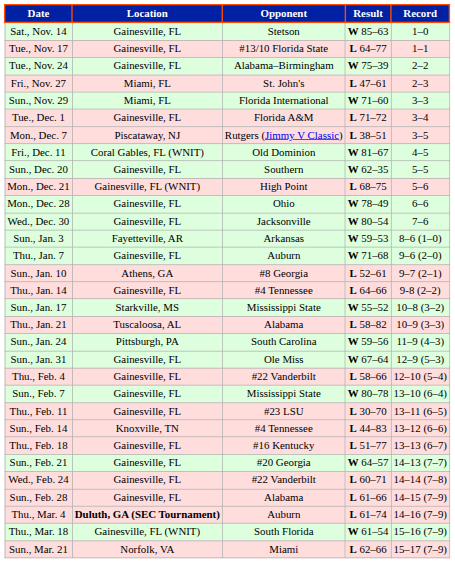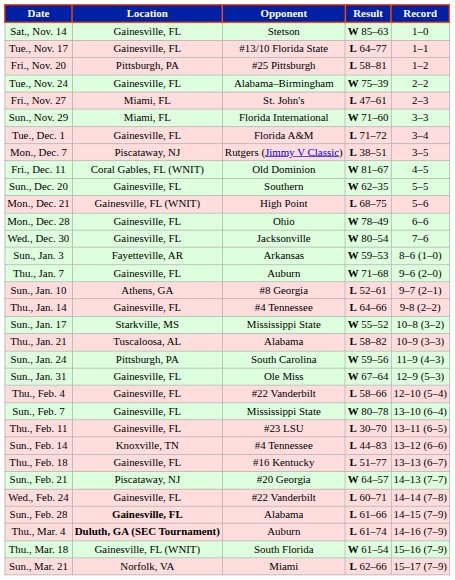+ row: (38, 66)
(147, 463) Gainesville, FL -> (147, 480) Piscataway, NJ
(147, 497) normal -> (147, 514) bold
